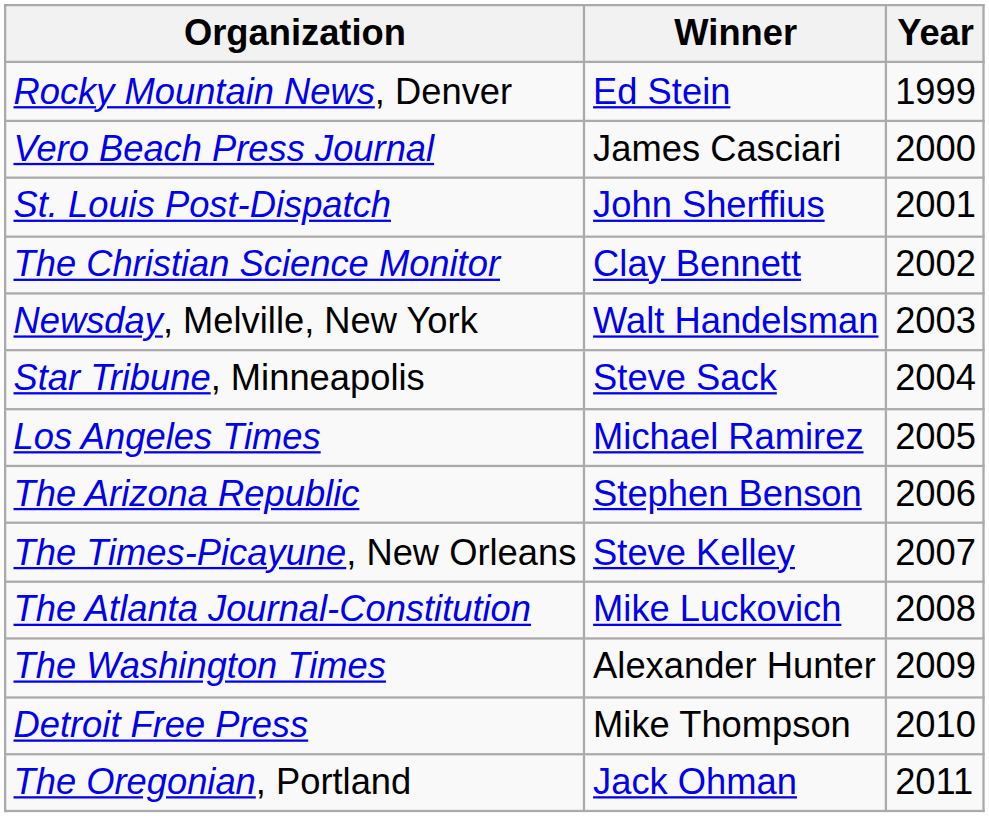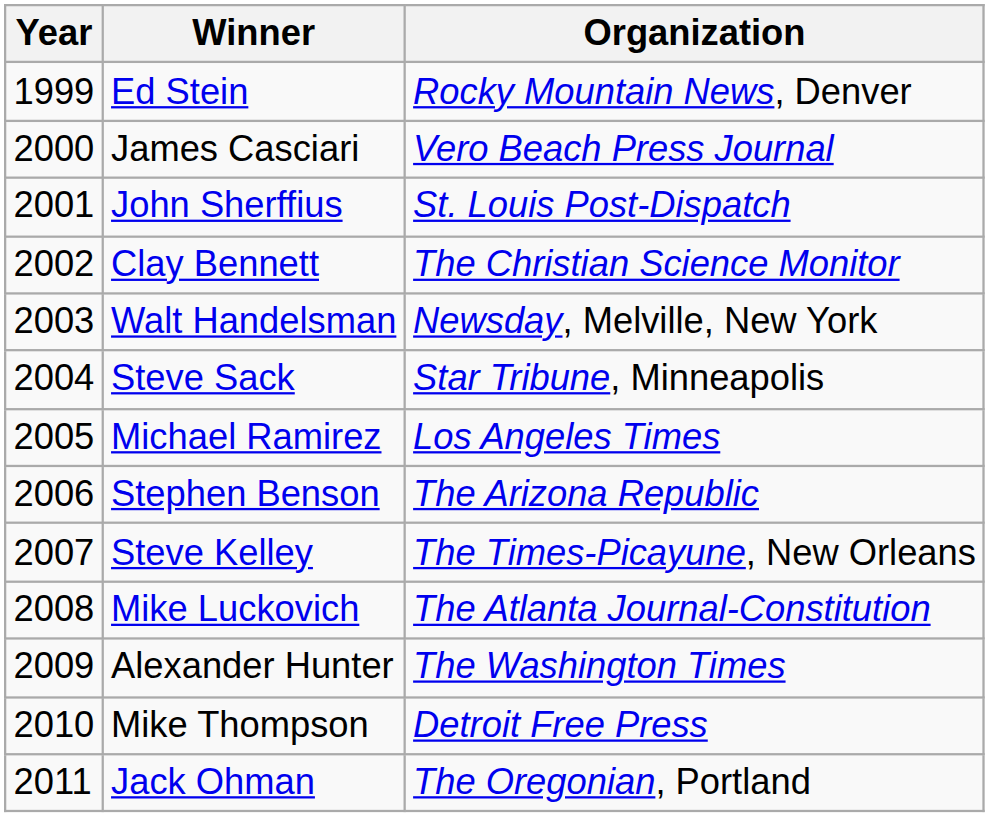columns swapped: (936, 33) <-> (295, 33)
